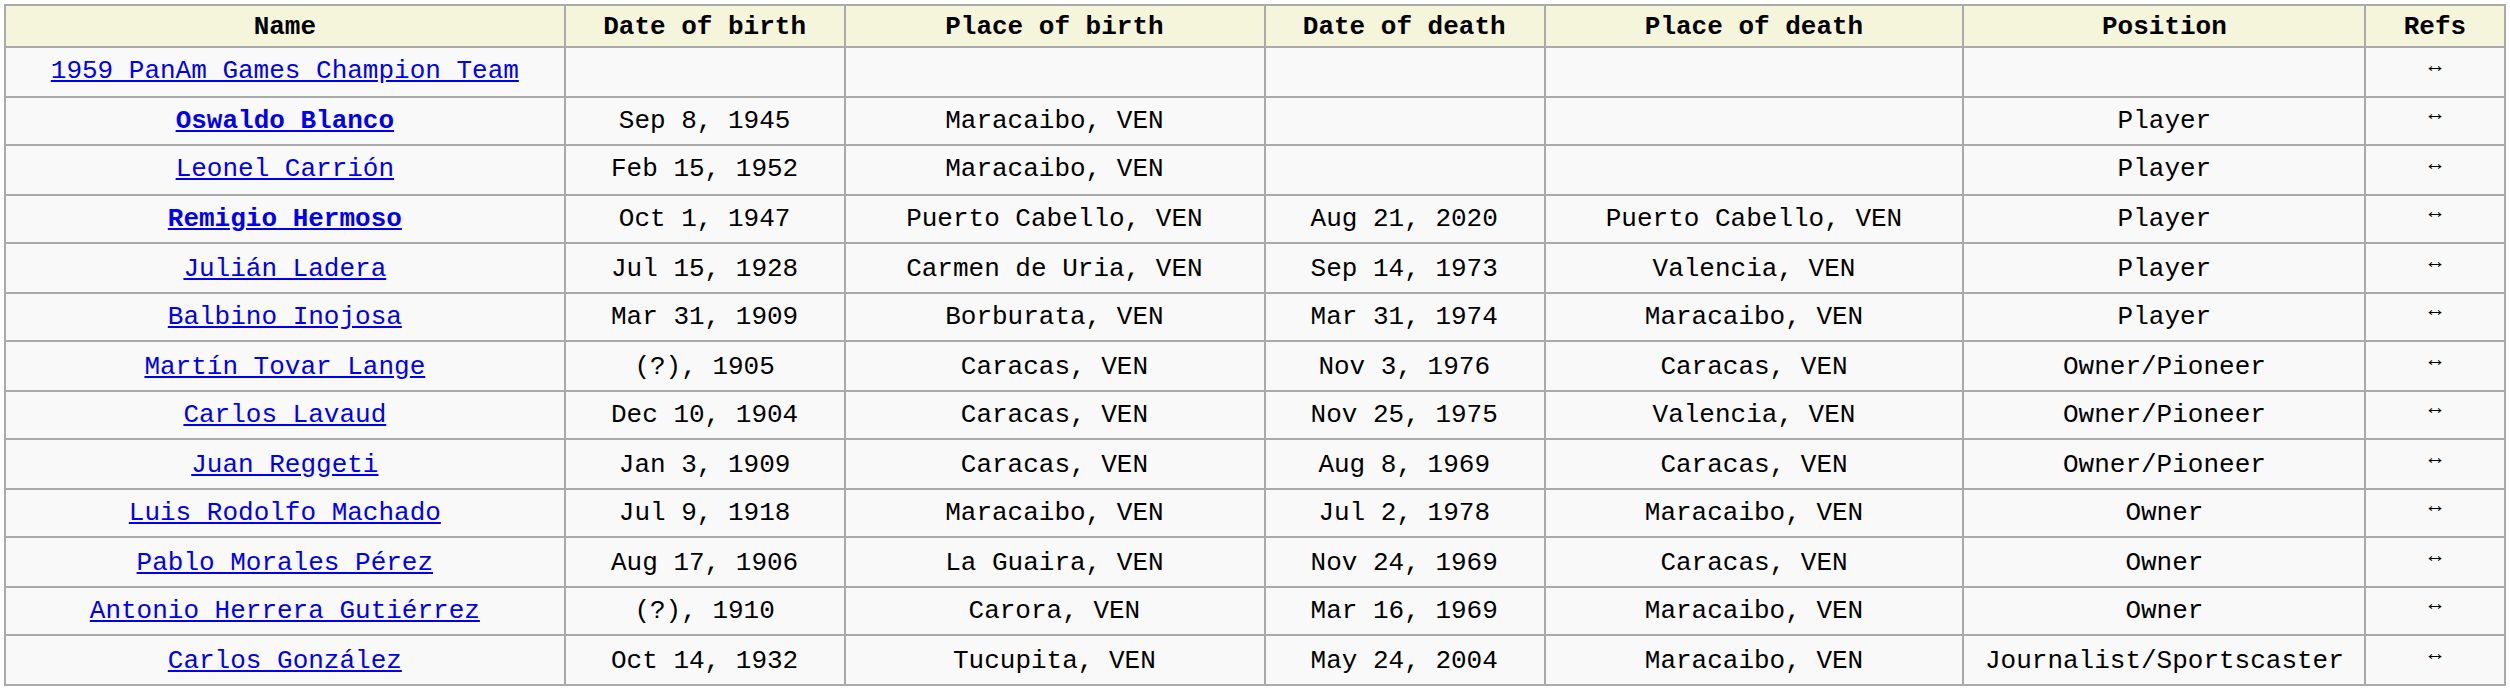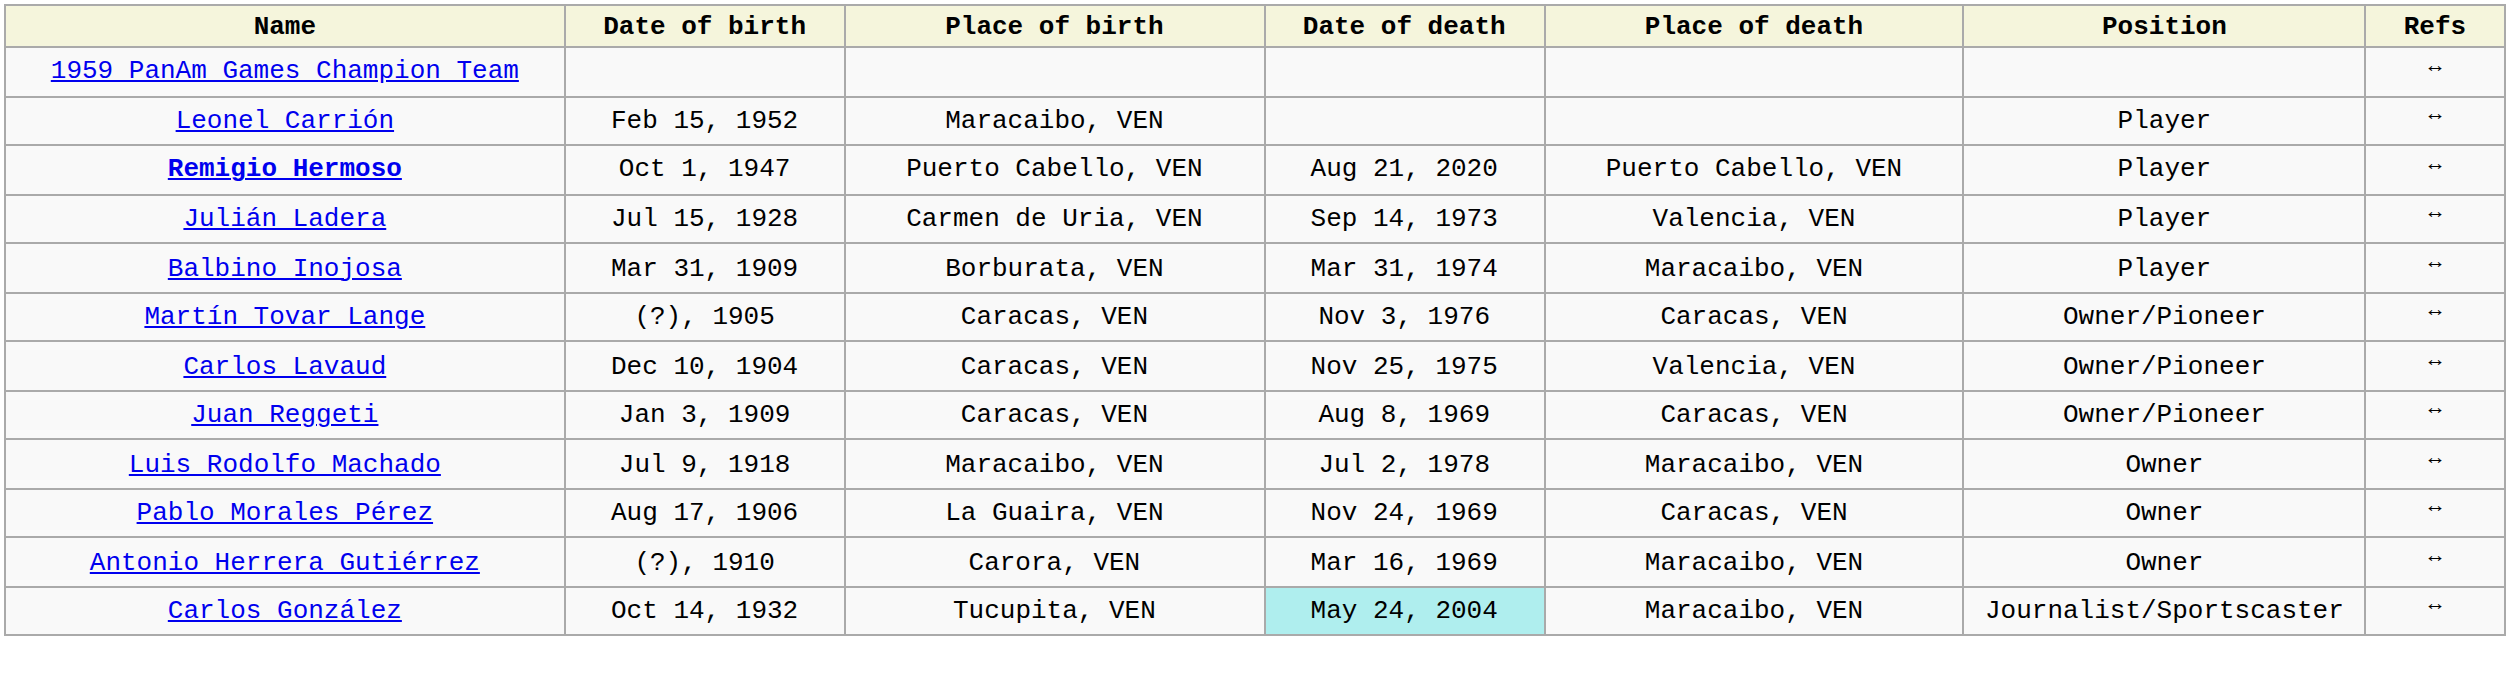- row: (285, 121)
(1404, 660) no background -> (1404, 611) paleturquoise background
